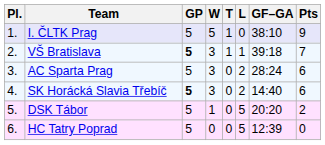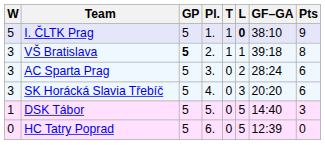columns swapped: (15, 14) <-> (214, 14)
(242, 33) normal -> (242, 33) bold
(302, 52) 7 -> (302, 52) 8
(189, 91) bold -> (185, 91) normal
(242, 91) 2 -> (242, 91) 3
(267, 91) 14:40 -> (267, 91) 20:20
(267, 110) 20:20 -> (267, 110) 14:40
(302, 110) 2 -> (302, 110) 3
